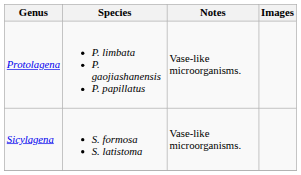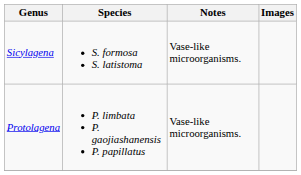rows swapped: (33, 64) <-> (30, 139)
